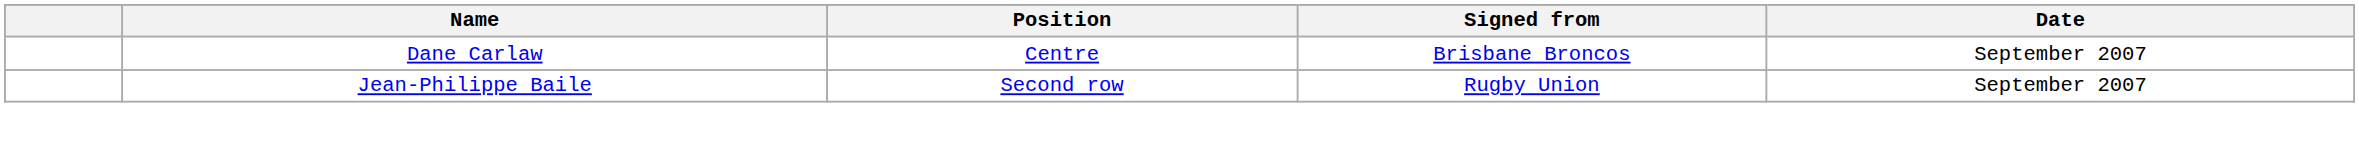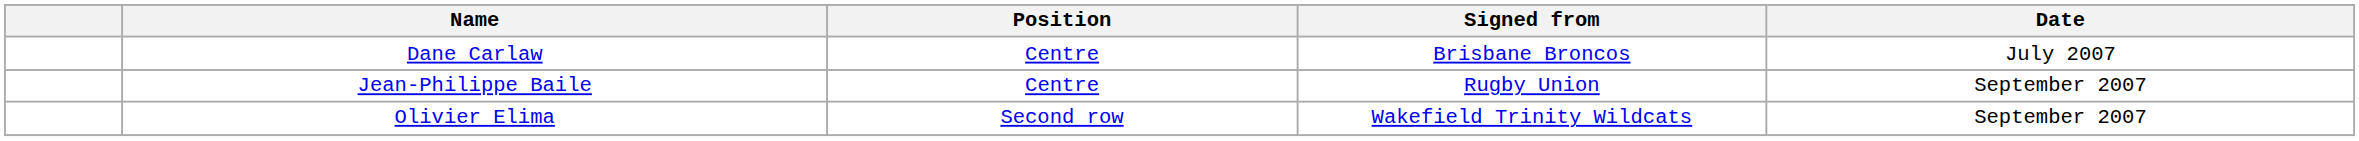(2060, 54) September 2007 -> (2060, 54) July 2007
(1062, 86) Second row -> (1062, 86) Centre
+ row: (475, 118)
